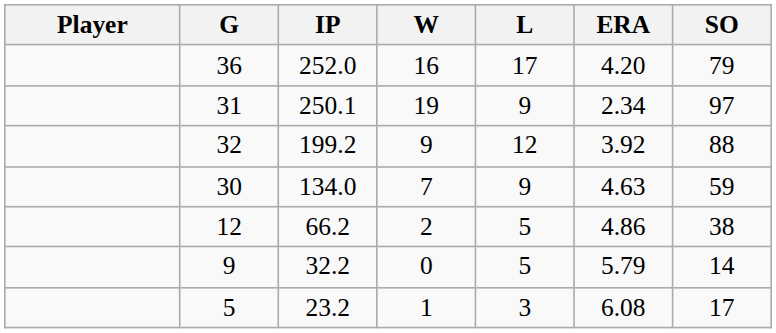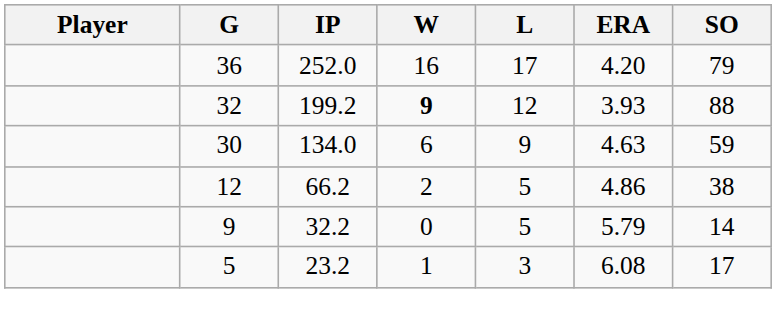- row: (229, 105)
(426, 145) normal -> (426, 105) bold
(623, 145) 3.92 -> (623, 105) 3.93
(426, 186) 7 -> (426, 145) 6
